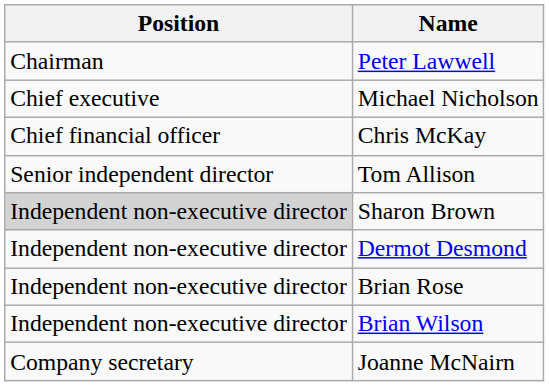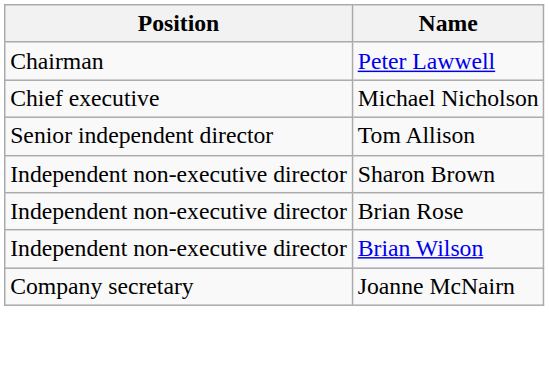- row: (422, 135)
(179, 211) lightgrey background -> (179, 173) no background
- row: (442, 248)
